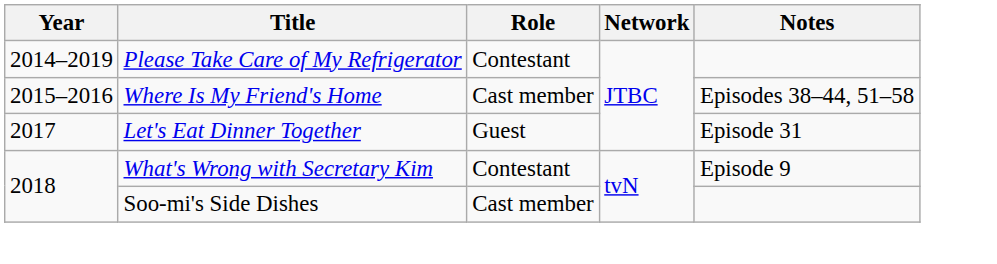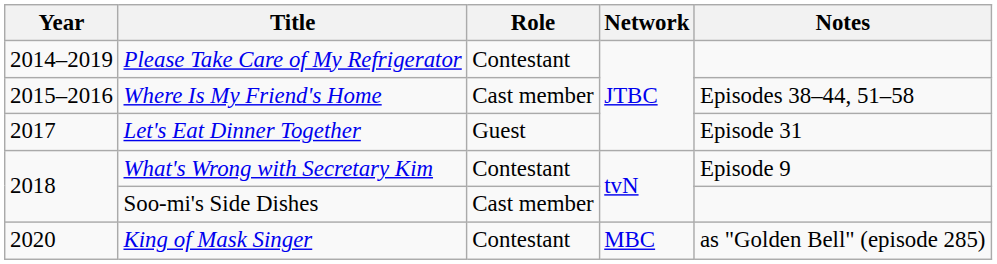+ row: (218, 240)
